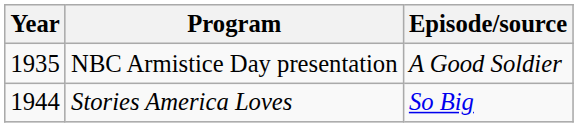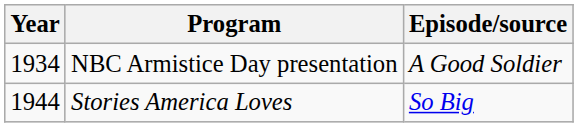(35, 63) 1935 -> (35, 63) 1934
